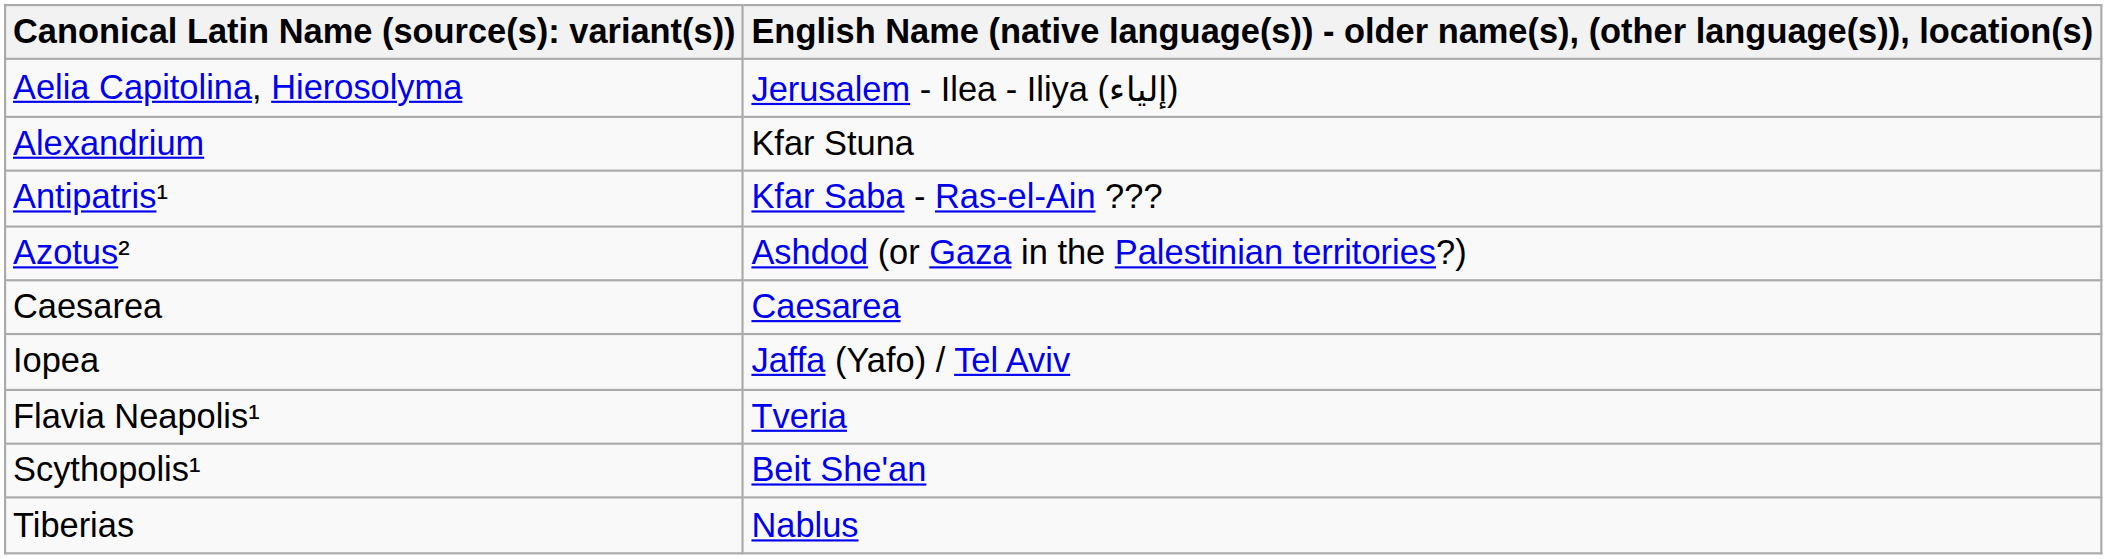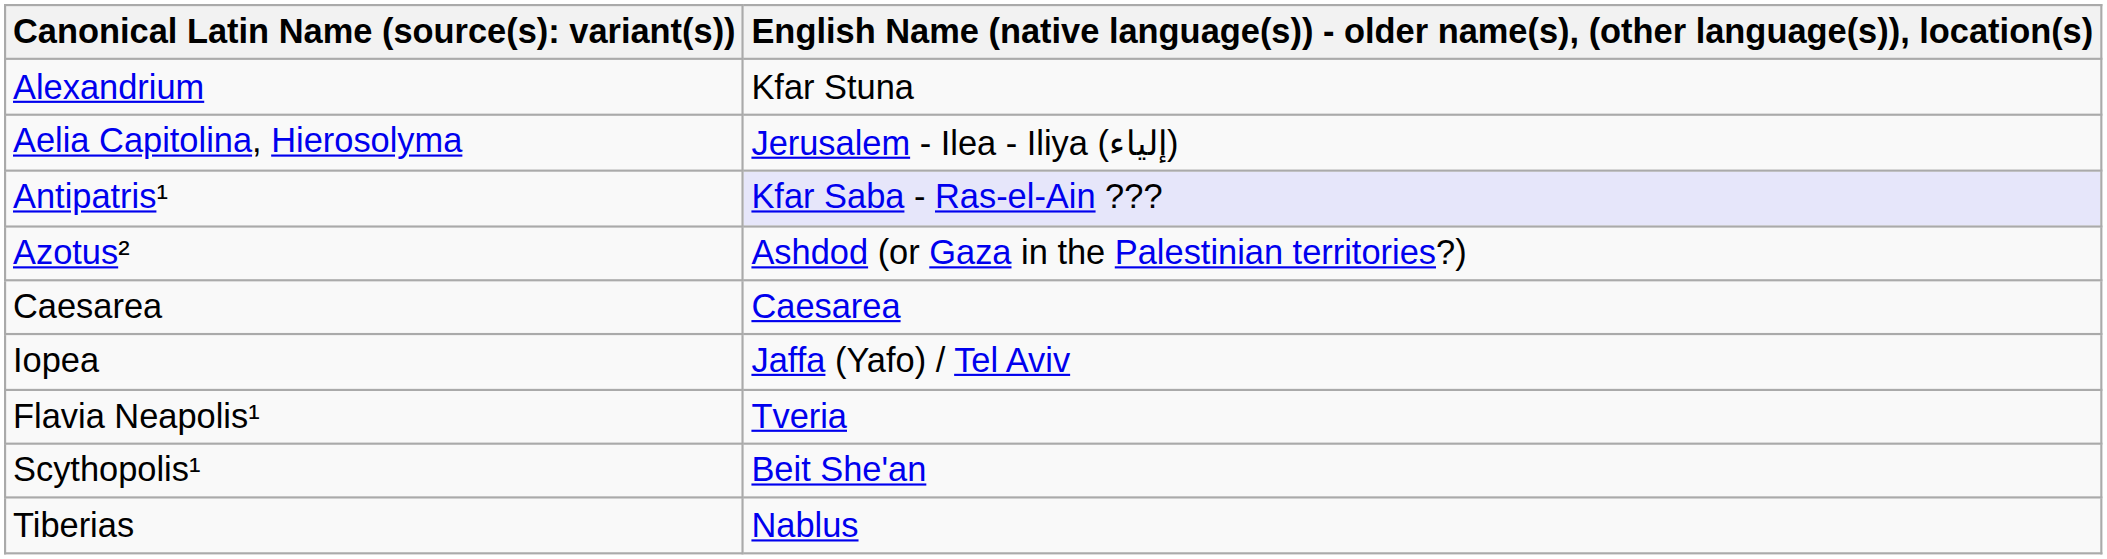rows swapped: (238, 87) <-> (109, 143)
(957, 197) no background -> (957, 197) lavender background
